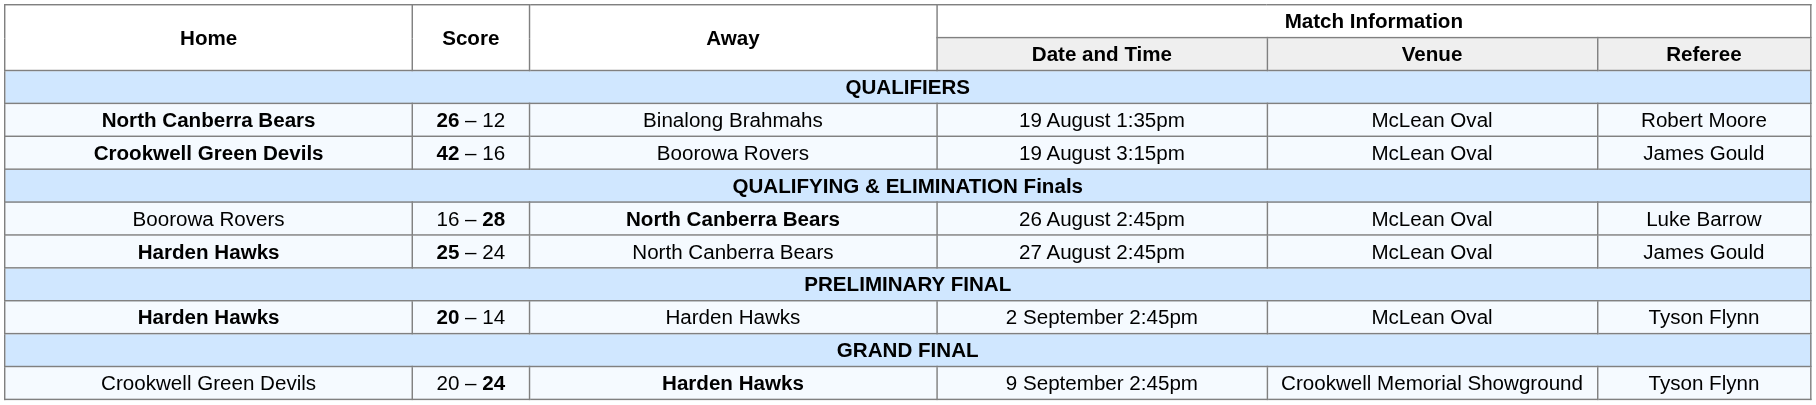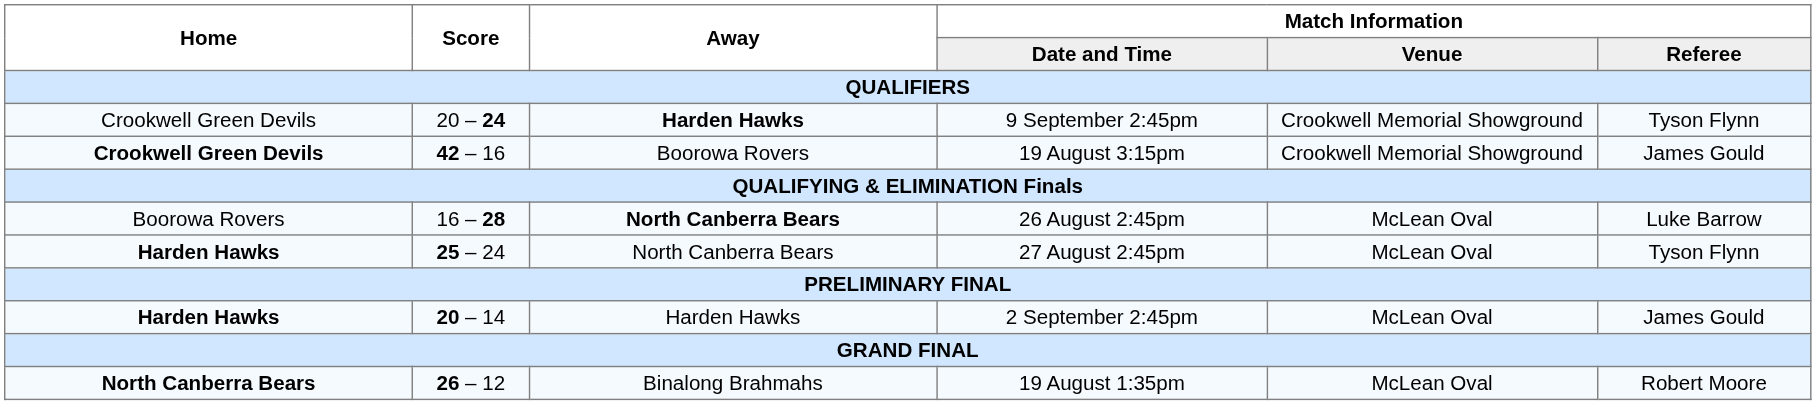rows swapped: (1102, 120) <-> (1102, 383)
(1432, 153) McLean Oval -> (1432, 153) Crookwell Memorial Showground
(1704, 251) James Gould -> (1704, 251) Tyson Flynn
(1704, 317) Tyson Flynn -> (1704, 317) James Gould
